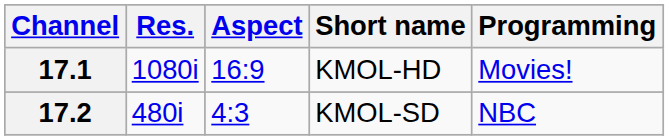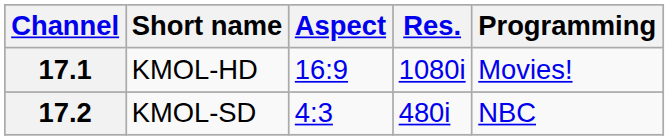columns swapped: (165, 26) <-> (390, 26)
